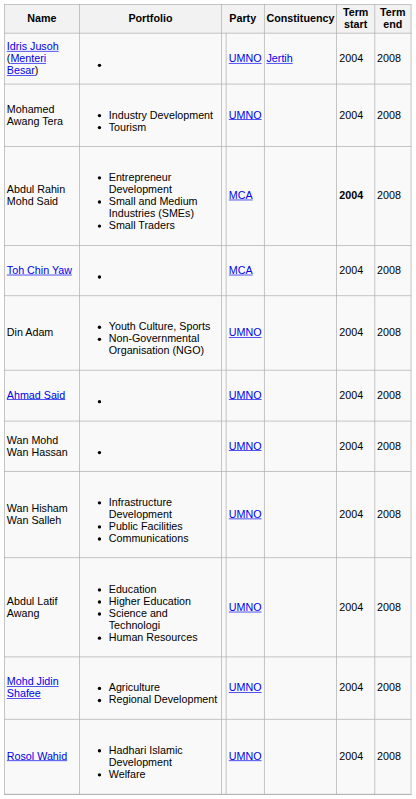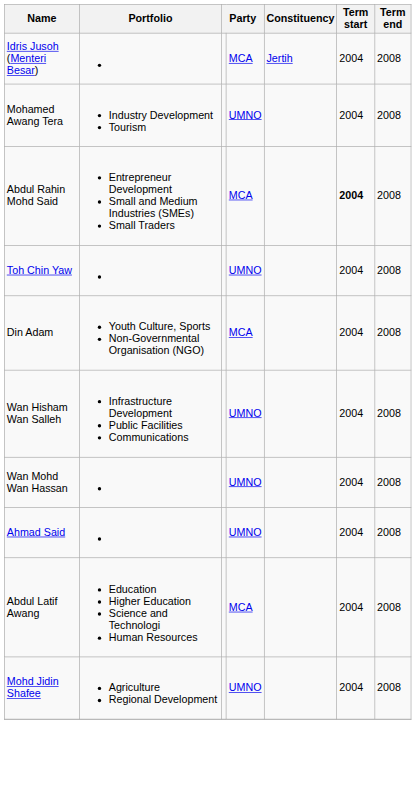(245, 58) UMNO -> (241, 58) MCA
(241, 270) MCA -> (245, 270) UMNO
(245, 333) UMNO -> (241, 333) MCA
rows swapped: (37, 514) <-> (36, 395)
(245, 607) UMNO -> (241, 607) MCA
- row: (37, 756)
